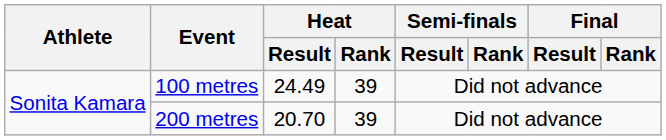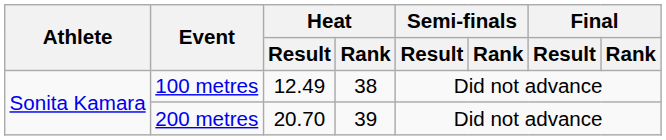(299, 86) 24.49 -> (299, 86) 12.49
(366, 86) 39 -> (366, 86) 38
